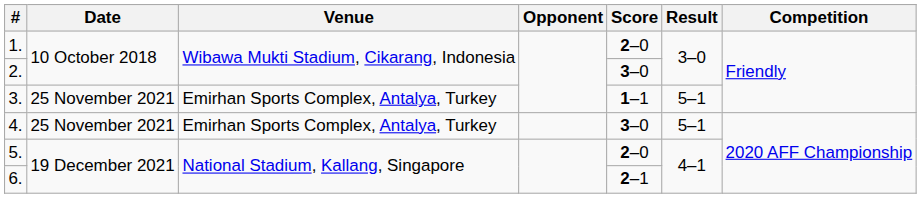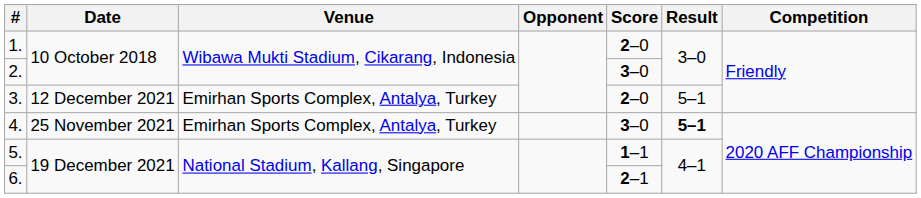(103, 98) 25 November 2021 -> (103, 98) 12 December 2021
(635, 98) 1–1 -> (635, 98) 2–0
(692, 125) normal -> (692, 125) bold
(635, 152) 2–0 -> (635, 152) 1–1
